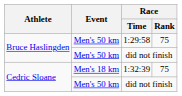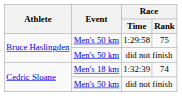(164, 70) 75 -> (164, 70) 74
